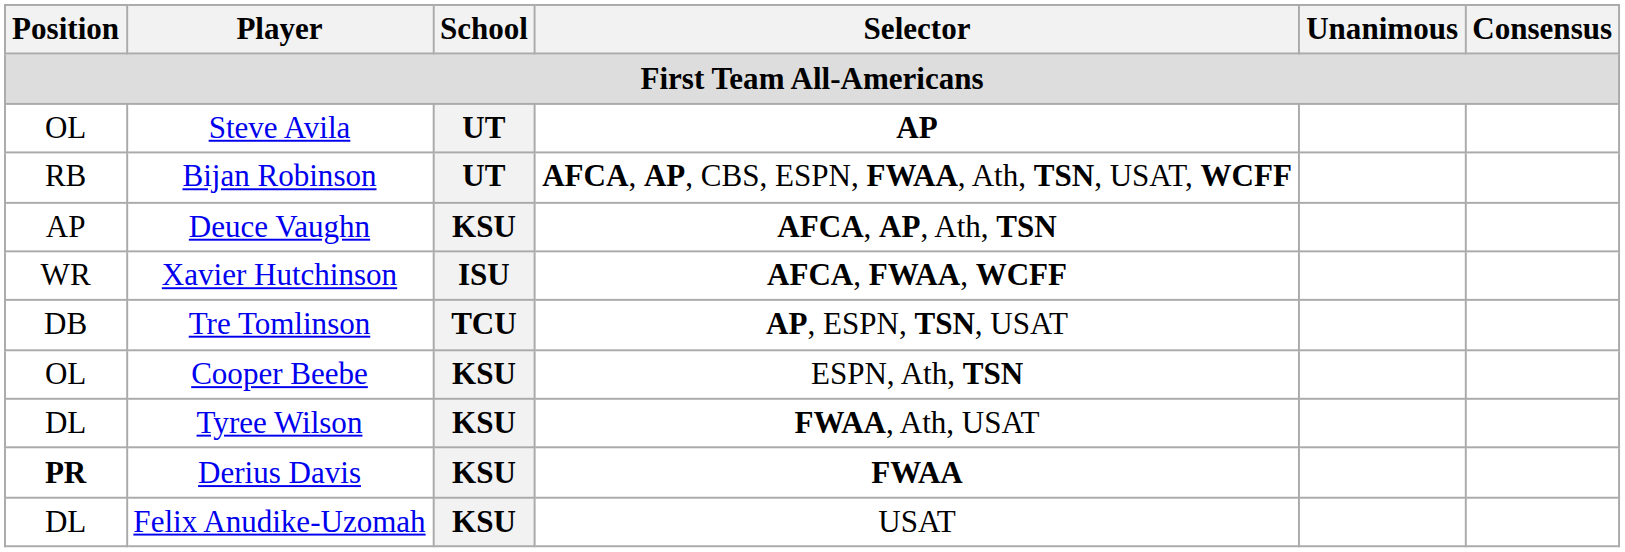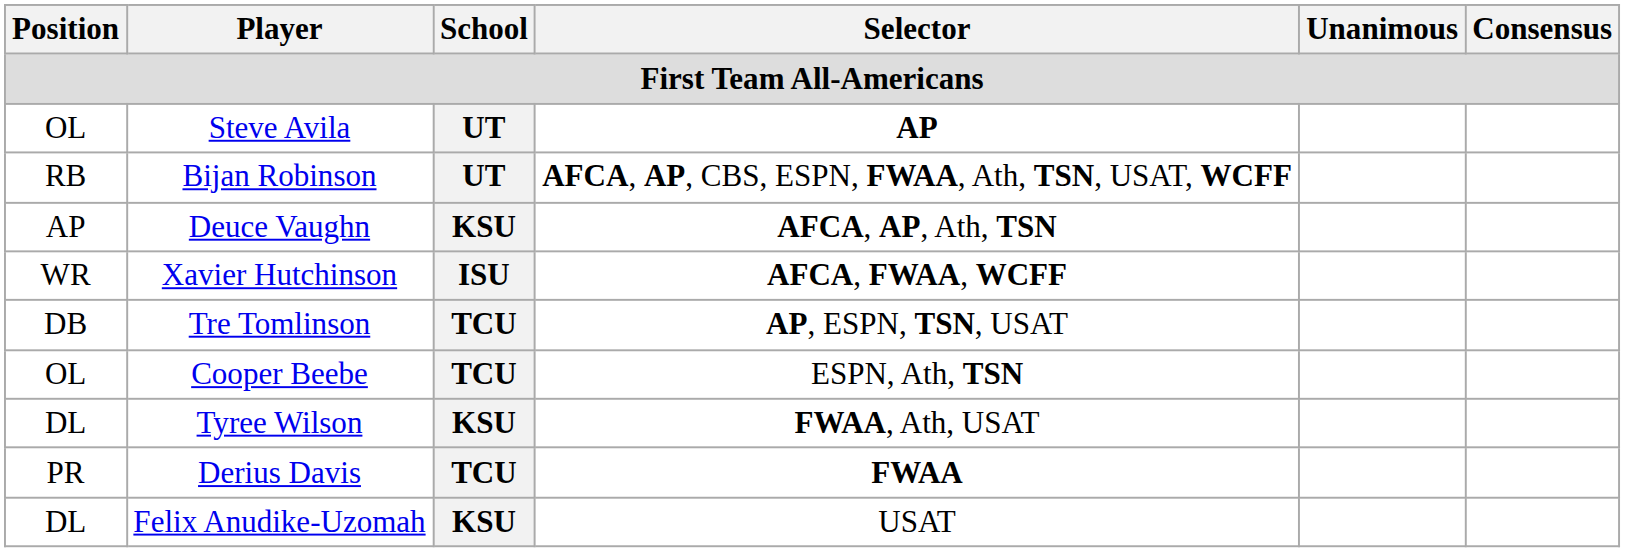(484, 373) KSU -> (484, 373) TCU
(66, 472) bold -> (66, 472) normal
(484, 472) KSU -> (484, 472) TCU
